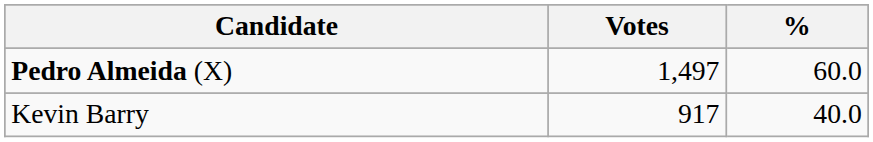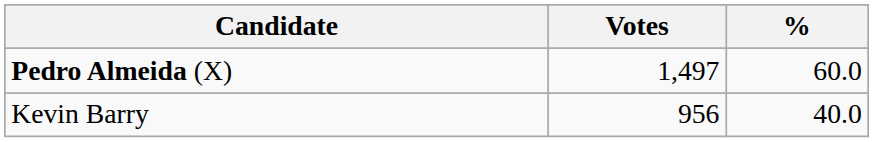(699, 114) 917 -> (699, 114) 956
